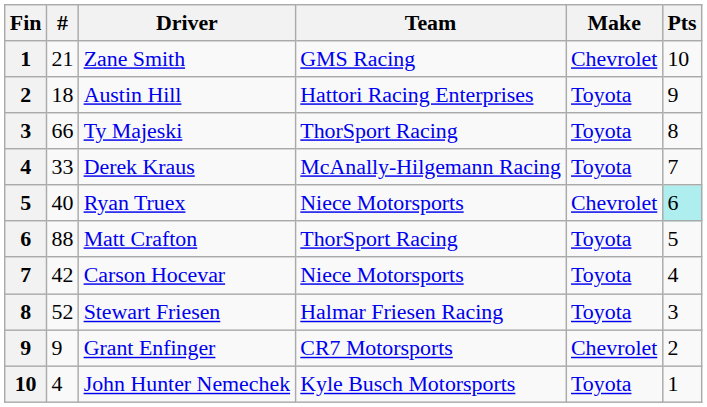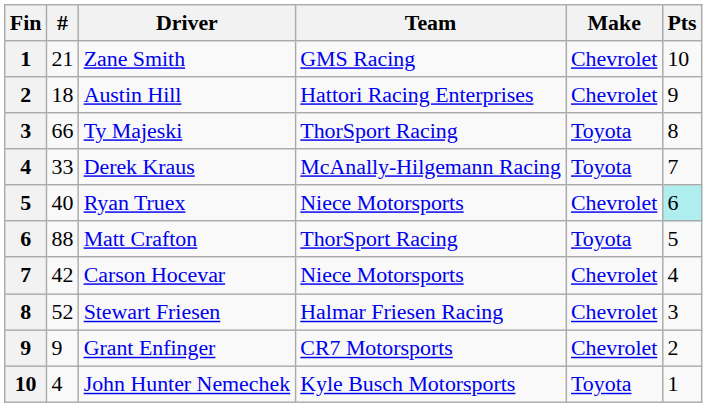(601, 94) Toyota -> (614, 94) Chevrolet
(601, 275) Toyota -> (614, 275) Chevrolet
(601, 311) Toyota -> (614, 311) Chevrolet
